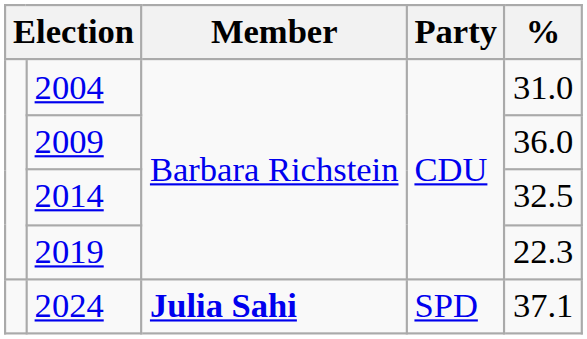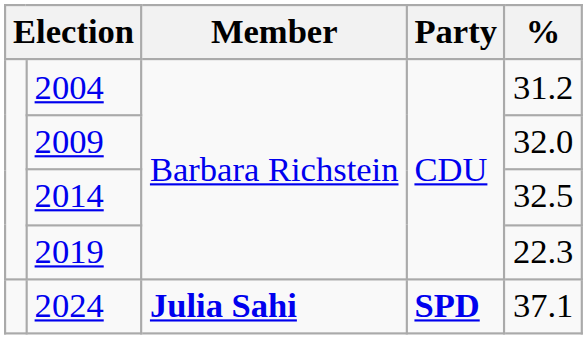(543, 86) 31.0 -> (543, 86) 31.2
(543, 141) 36.0 -> (543, 141) 32.0
(446, 305) normal -> (447, 305) bold
